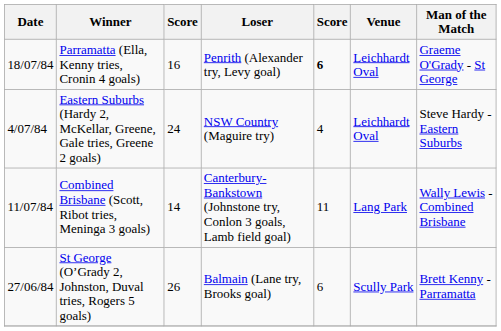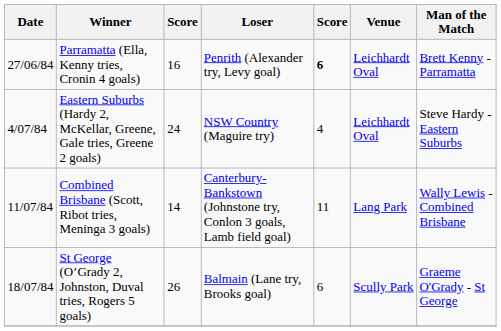(30, 64) 18/07/84 -> (30, 64) 27/06/84
(452, 64) Graeme O'Grady - St George -> (455, 64) Brett Kenny - Parramatta
(30, 286) 27/06/84 -> (30, 286) 18/07/84
(455, 286) Brett Kenny - Parramatta -> (452, 286) Graeme O'Grady - St George
